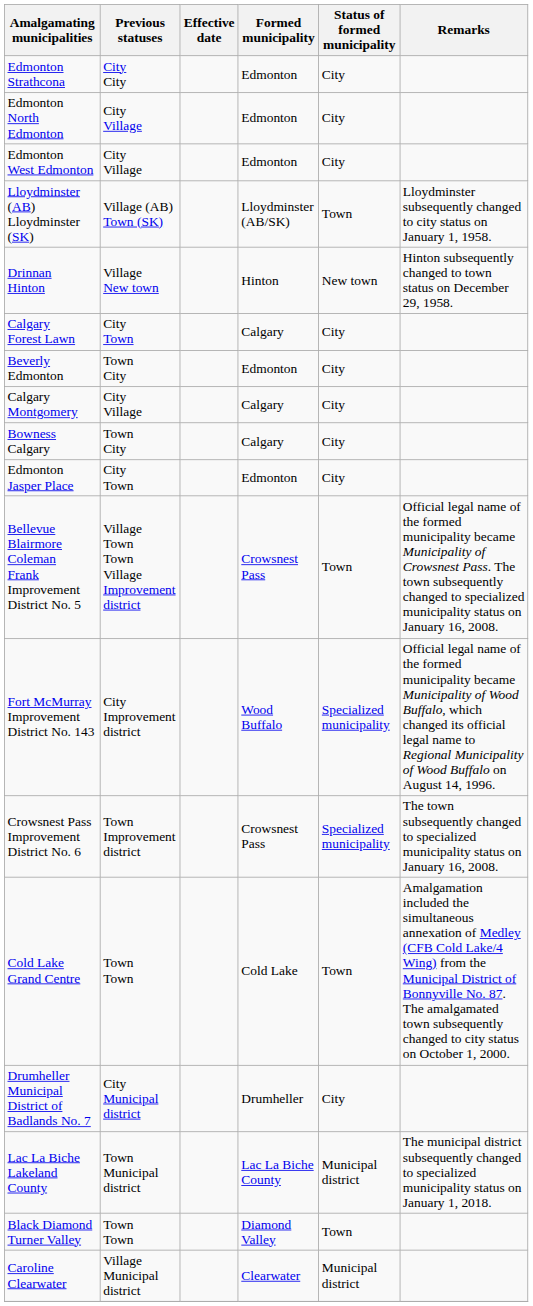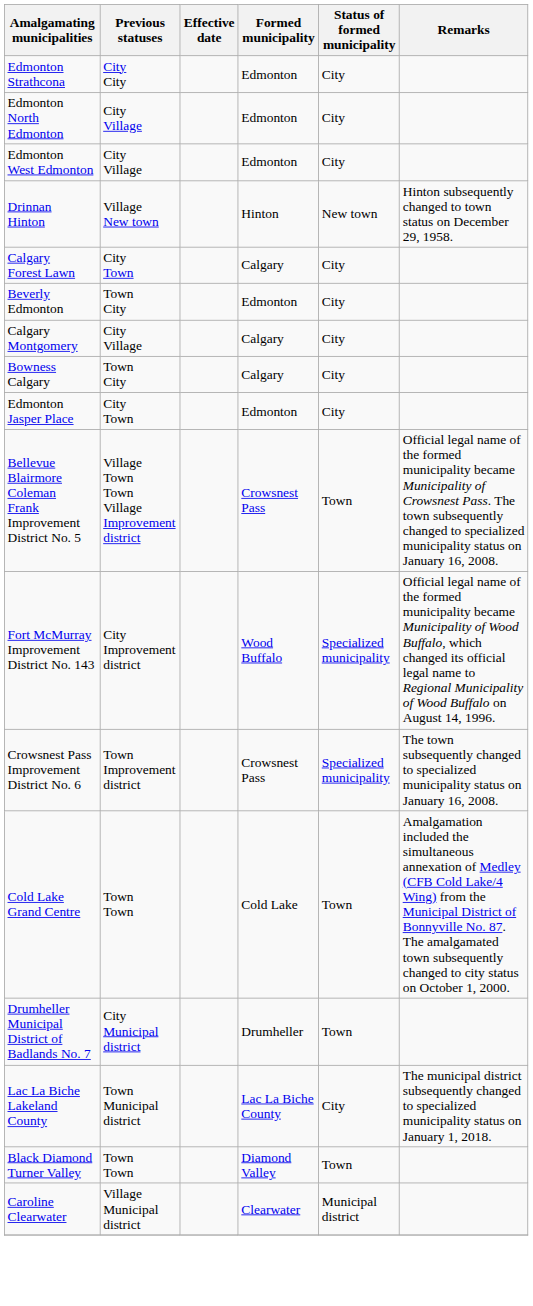- row: (44, 213)
(333, 1098) City -> (337, 1031) Town
(349, 1172) Municipal district -> (333, 1106) City
